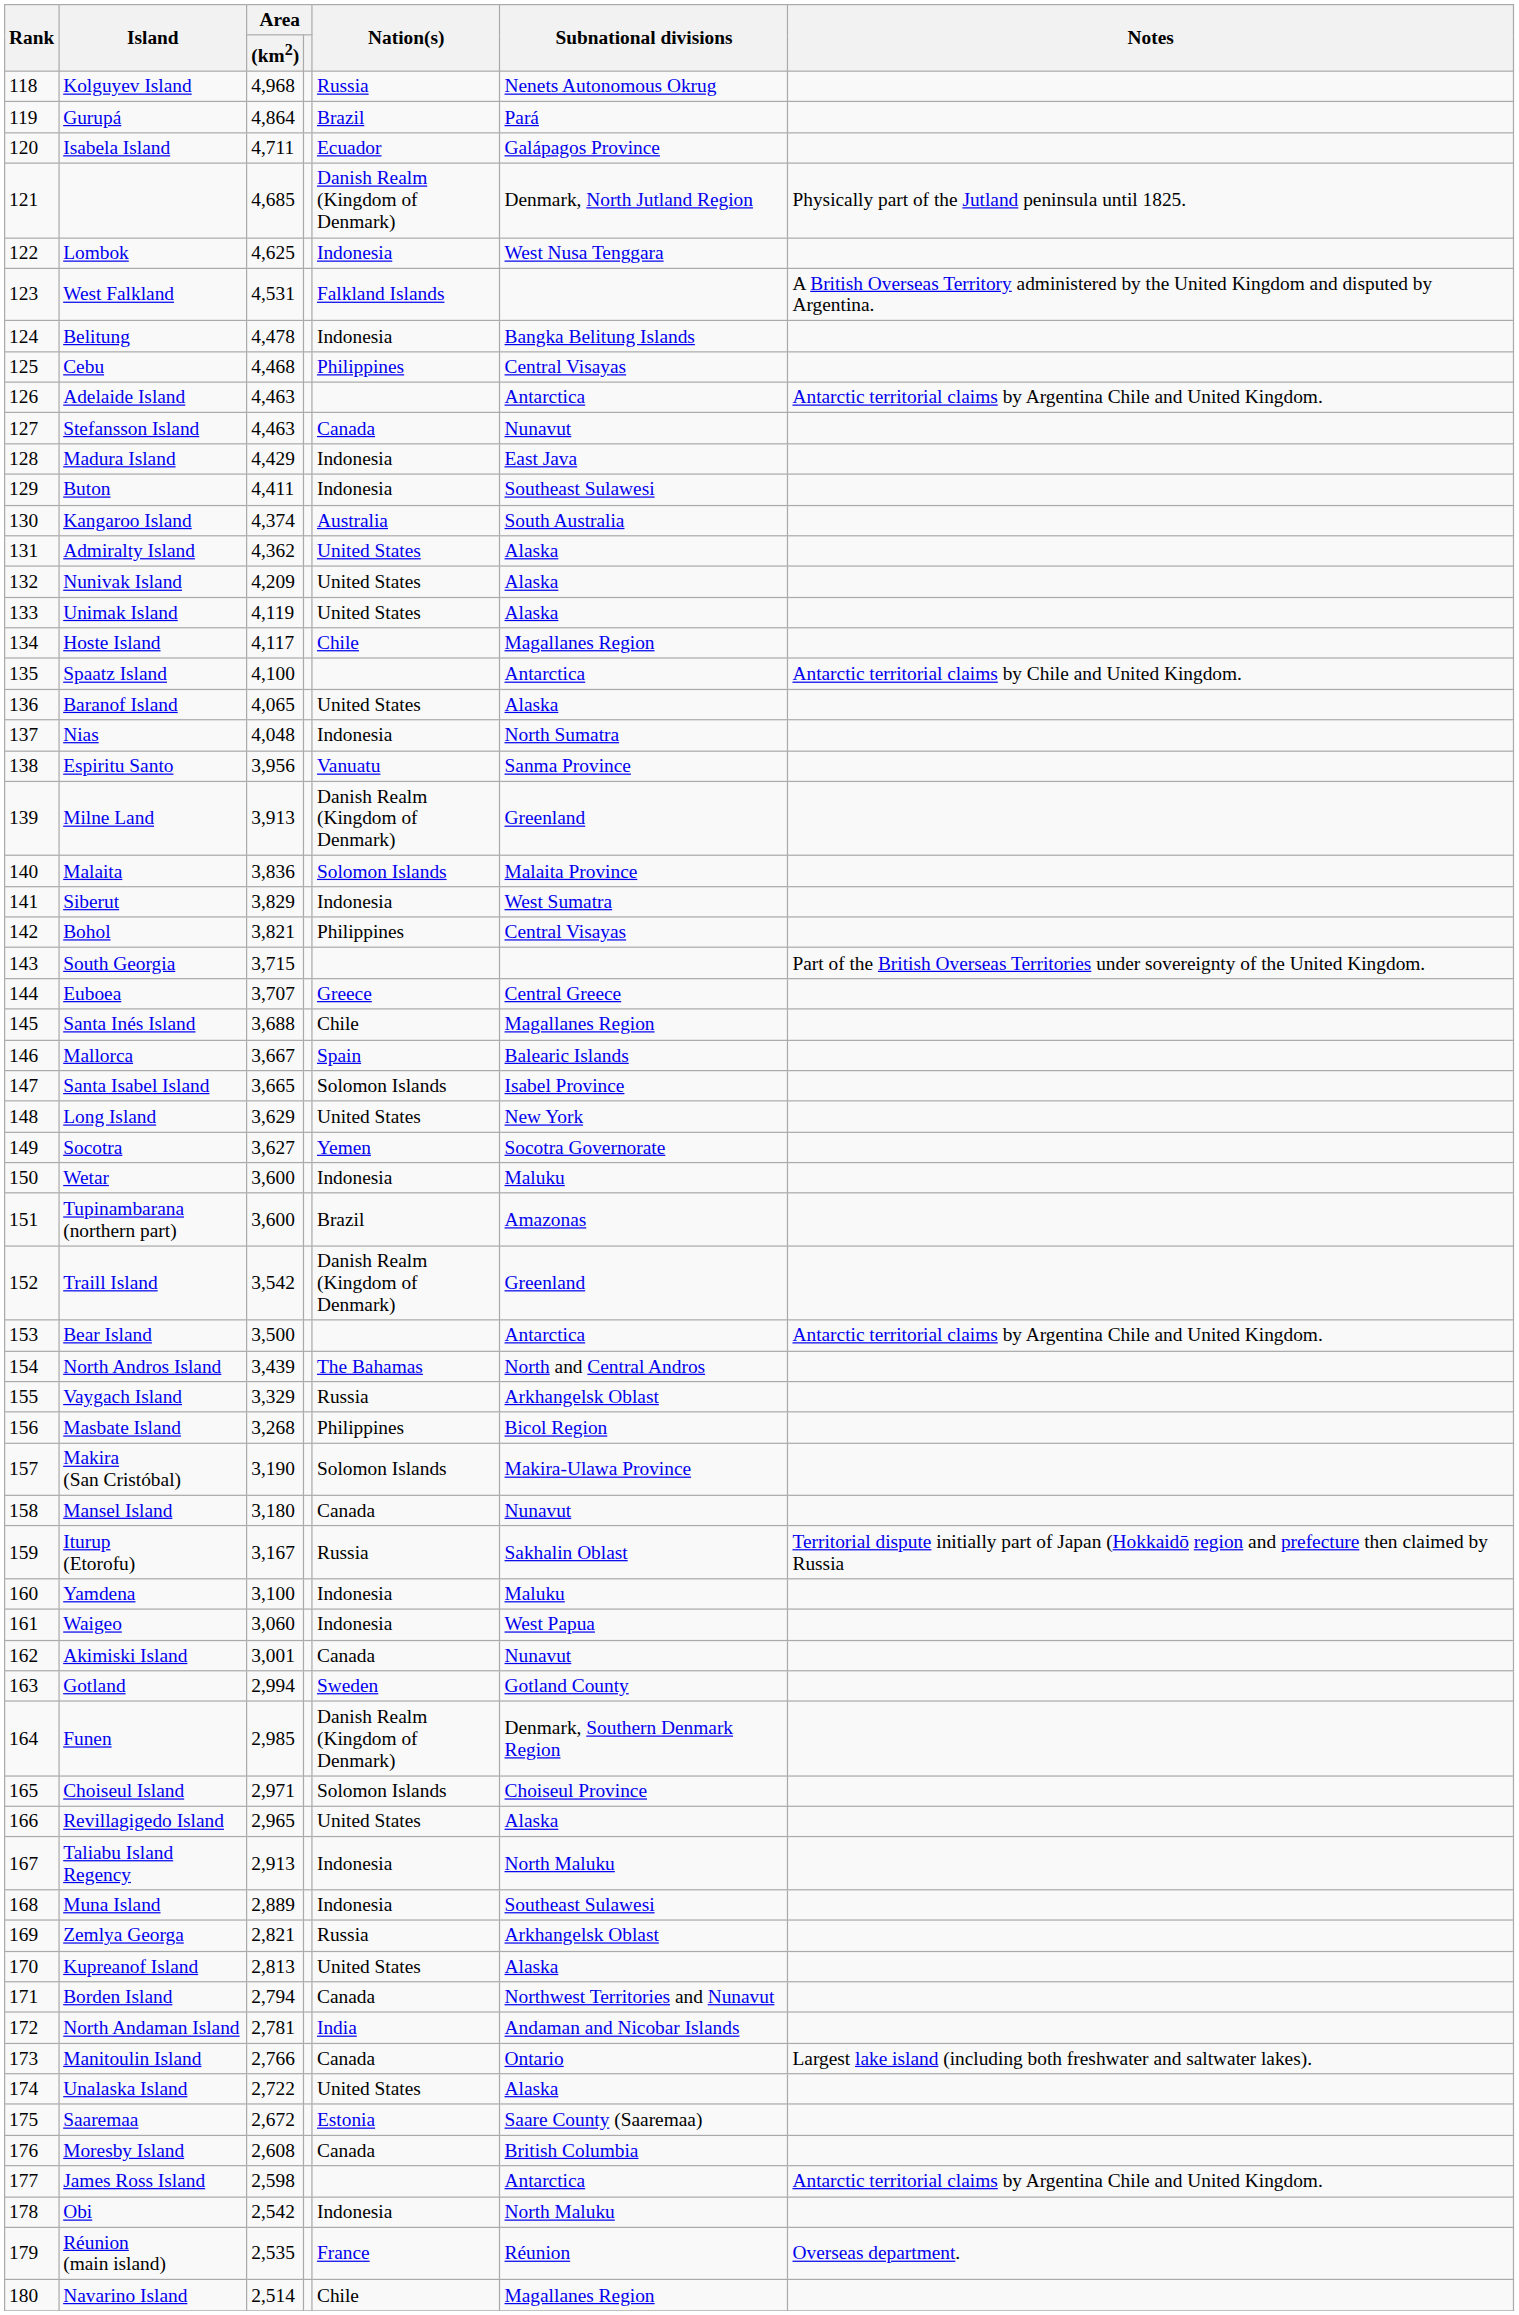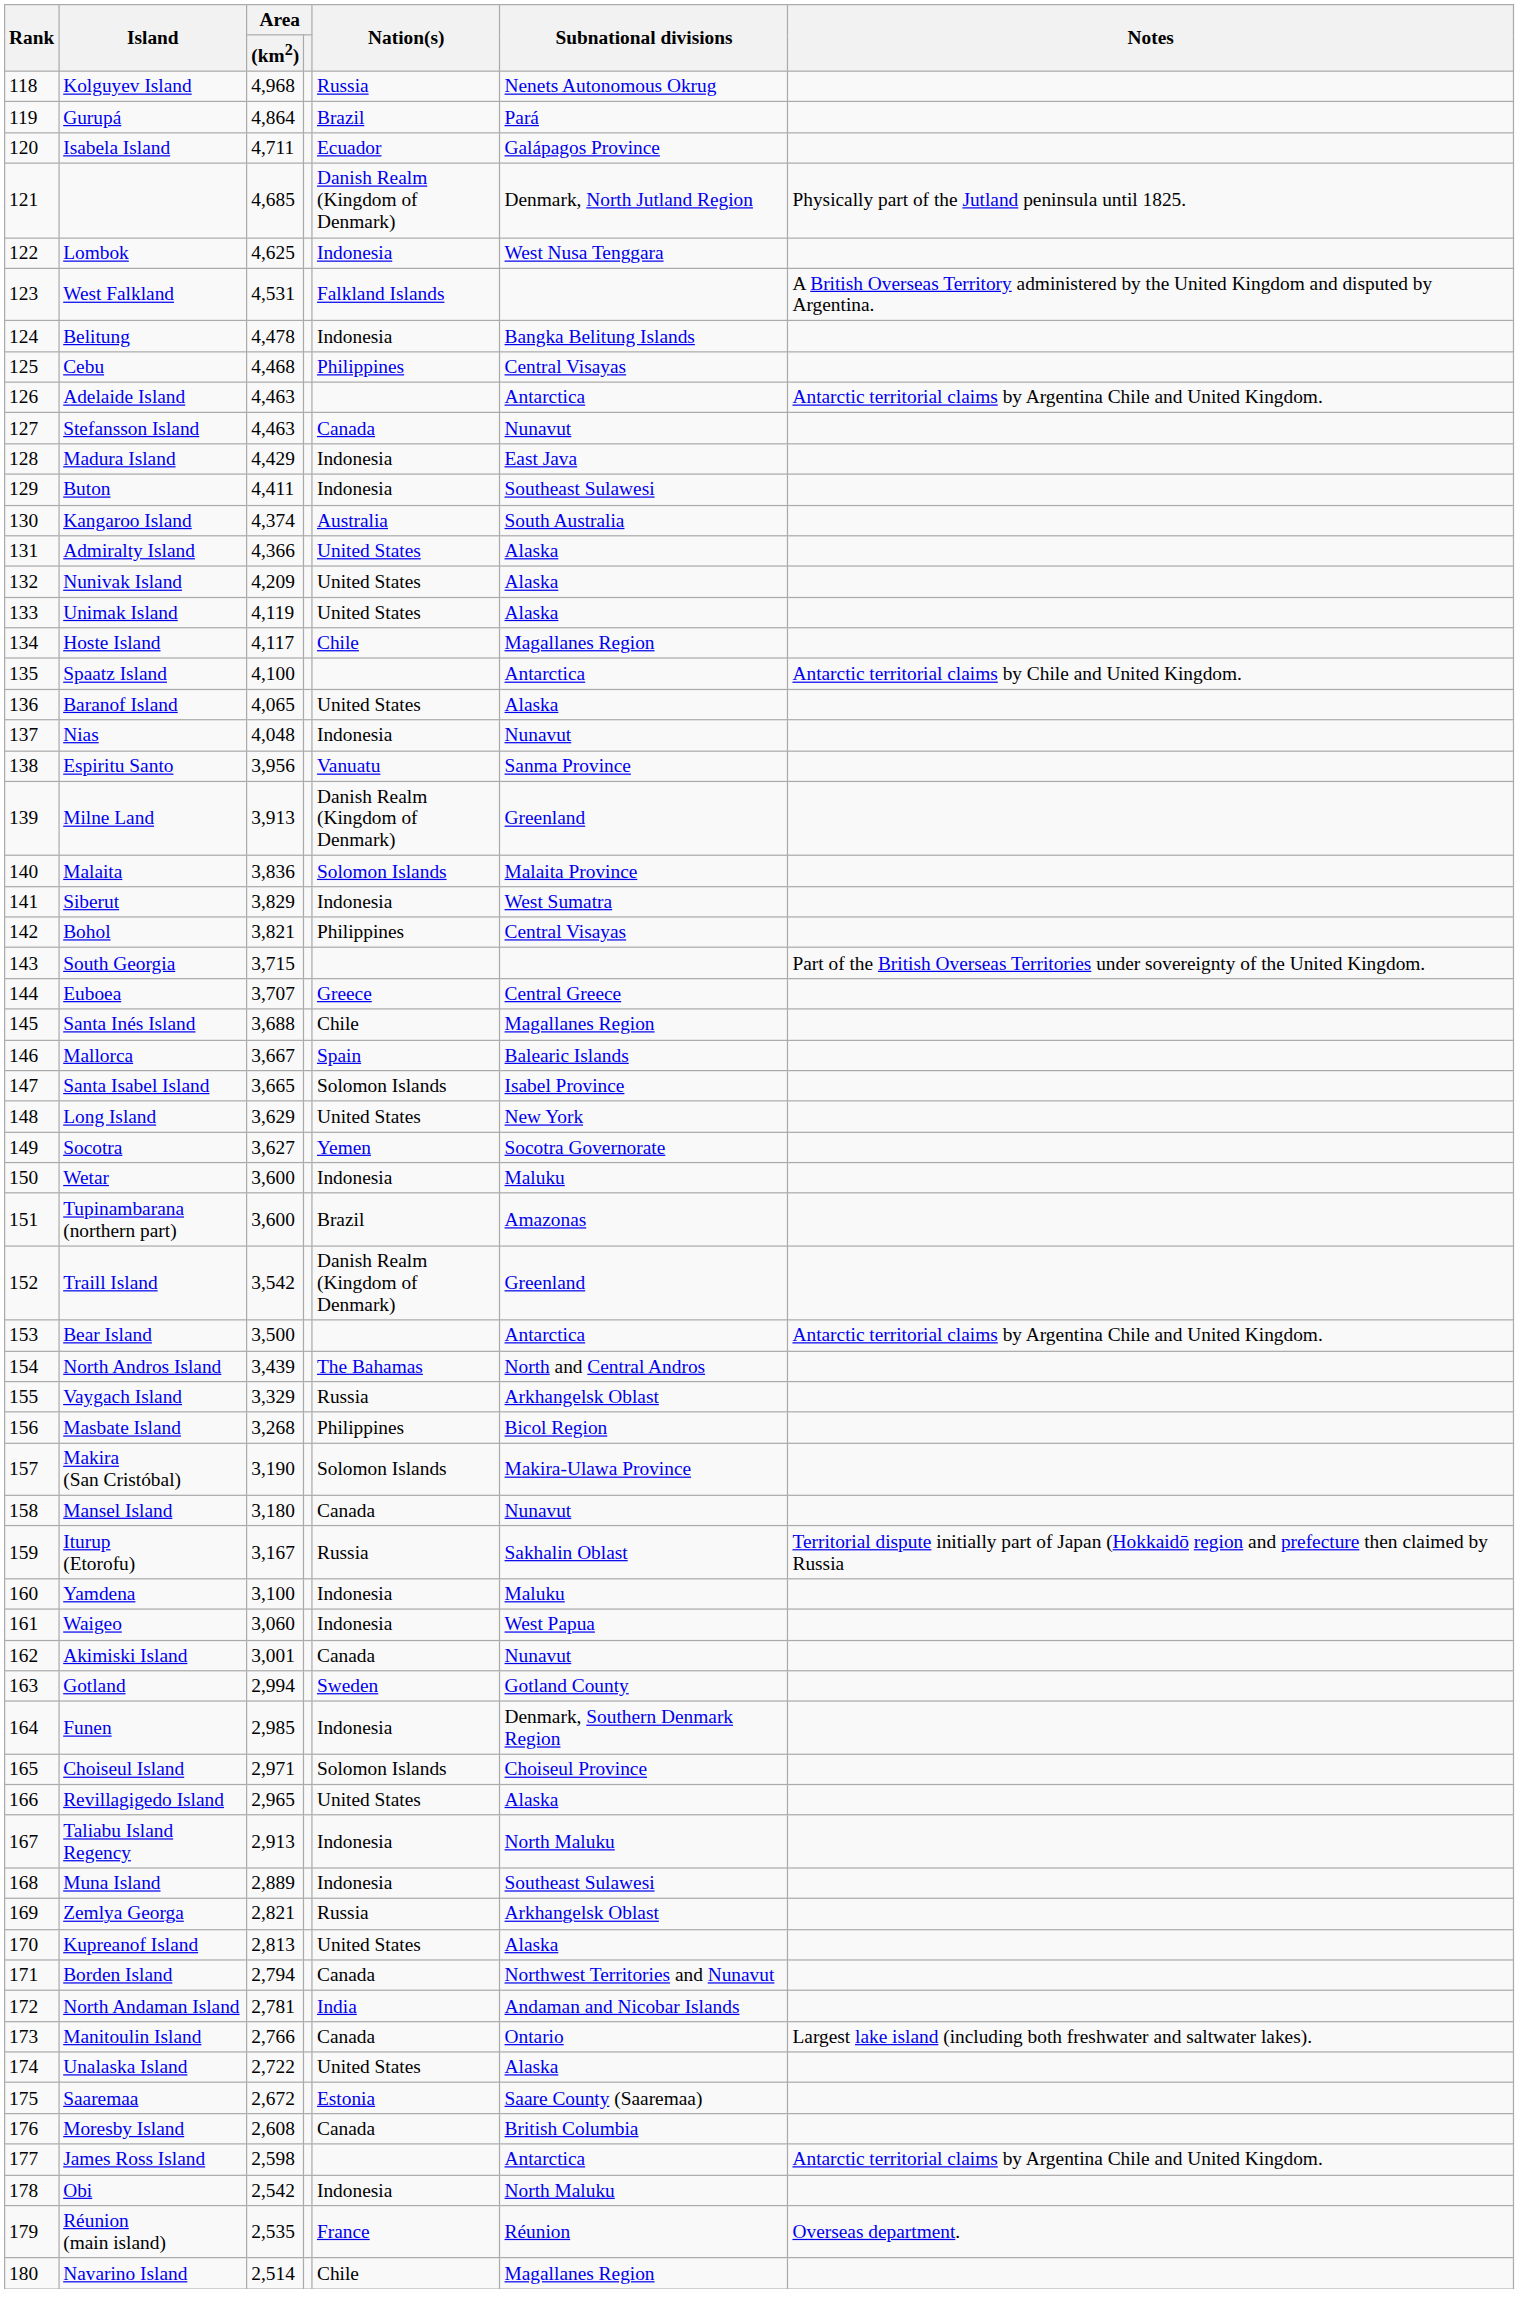(273, 550) 4,362 -> (273, 550) 4,366
(562, 735) North Sumatra -> (538, 735) Nunavut
(372, 1738) Danish Realm (Kingdom of Denmark) -> (355, 1727) Indonesia
